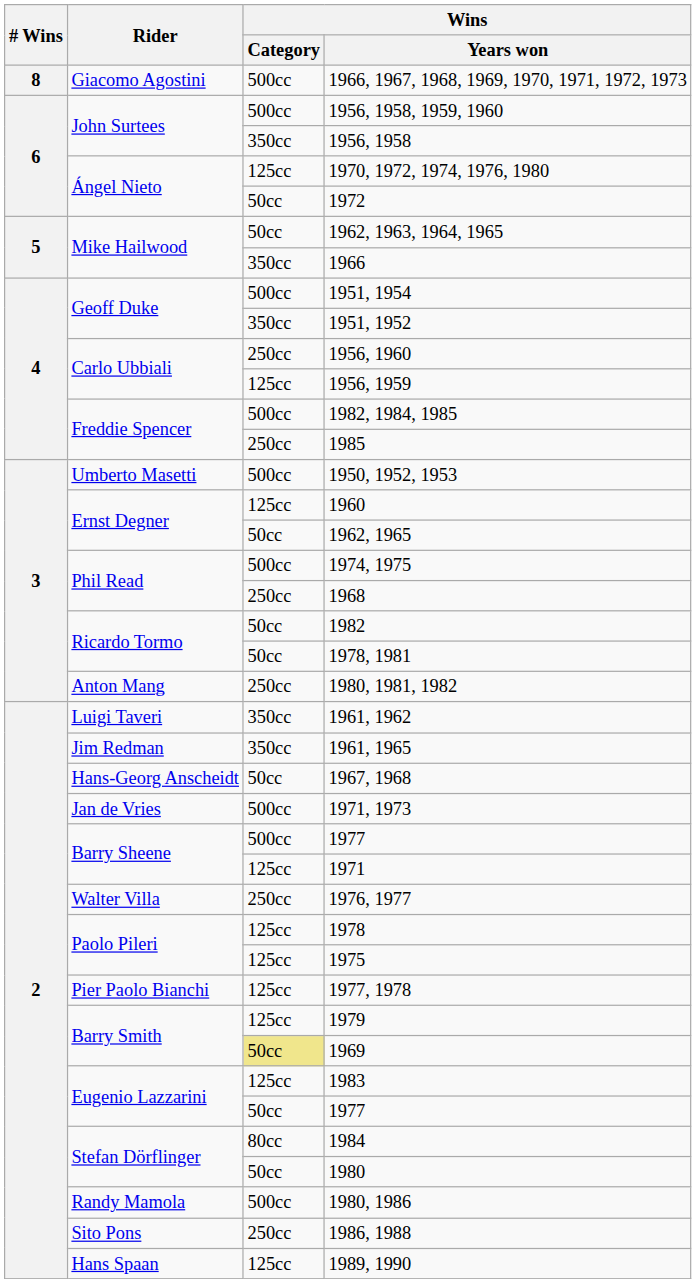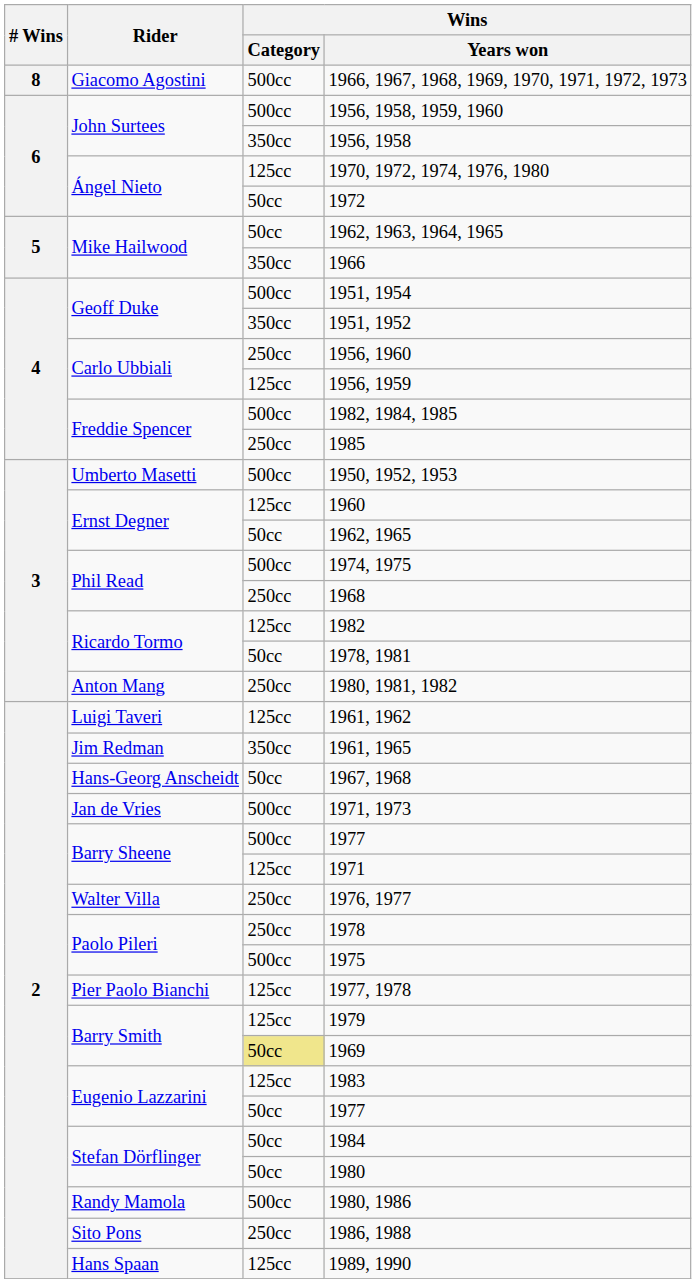(265, 626) 50cc -> (269, 626) 125cc
(269, 717) 350cc -> (269, 717) 125cc
(269, 929) 125cc -> (269, 929) 250cc
(269, 959) 125cc -> (269, 959) 500cc
(265, 1141) 80cc -> (265, 1141) 50cc
